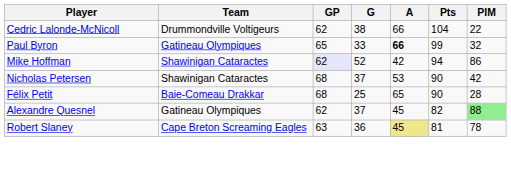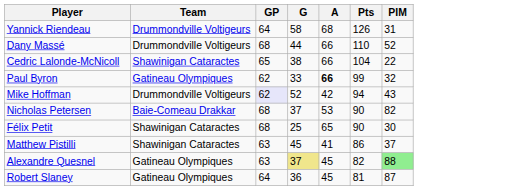+ row: (49, 29)
+ row: (36, 45)
(220, 29) Drummondville Voltigeurs -> (186, 62) Shawinigan Cataractes
(321, 29) 62 -> (264, 62) 65
(321, 45) 65 -> (264, 78) 62
(215, 62) Shawinigan Cataractes -> (192, 95) Drummondville Voltigeurs
(475, 62) 86 -> (390, 95) 43
(215, 78) Shawinigan Cataractes -> (184, 111) Baie-Comeau Drakkar
(475, 78) 42 -> (390, 111) 82
(212, 95) Baie-Comeau Drakkar -> (186, 128) Shawinigan Cataractes
(475, 95) 28 -> (390, 128) 30
+ row: (41, 144)
(321, 111) 62 -> (264, 161) 63
(360, 111) no background -> (296, 161) khaki background
(234, 128) Cape Breton Screaming Eagles -> (183, 177) Gatineau Olympiques
(321, 128) 63 -> (264, 177) 64
(398, 128) khaki background -> (327, 177) no background
(475, 128) 78 -> (390, 177) 87
